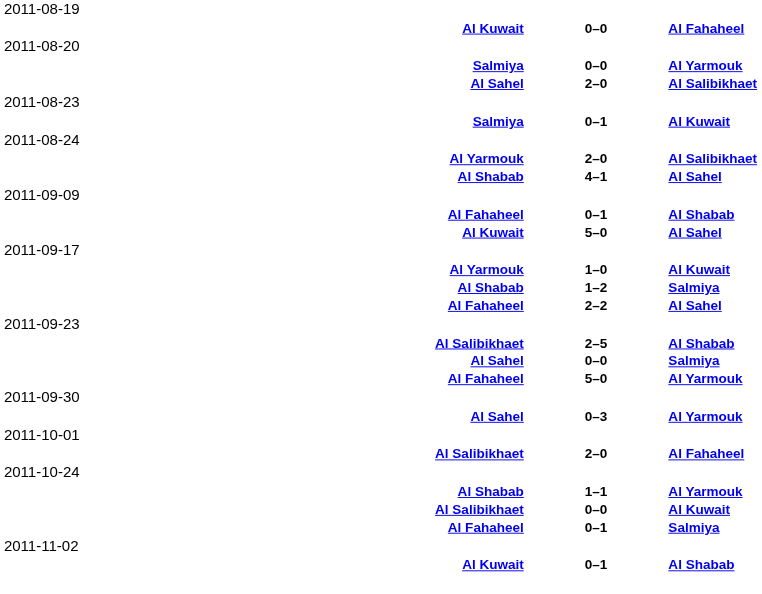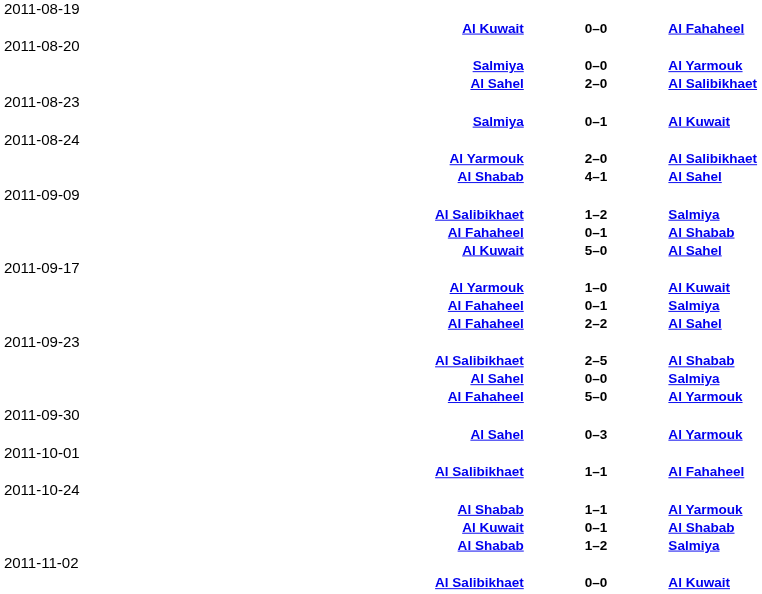+ row: (479, 214)
rows swapped: (491, 287) <-> (486, 527)
(596, 454) 2–0 -> (596, 472) 1–1
rows swapped: (479, 509) <-> (493, 565)
